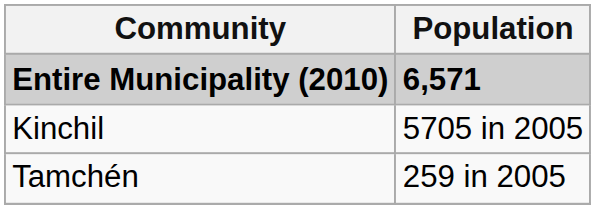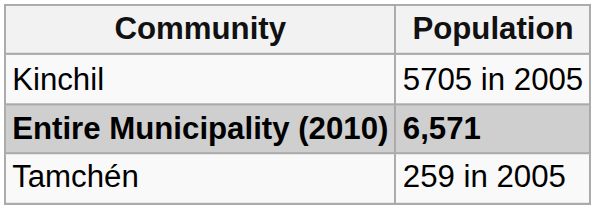rows swapped: (200, 78) <-> (58, 128)
